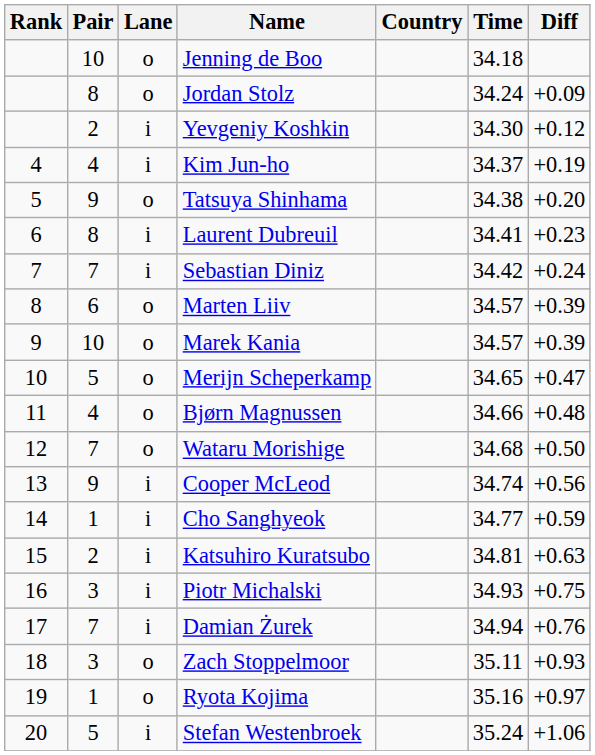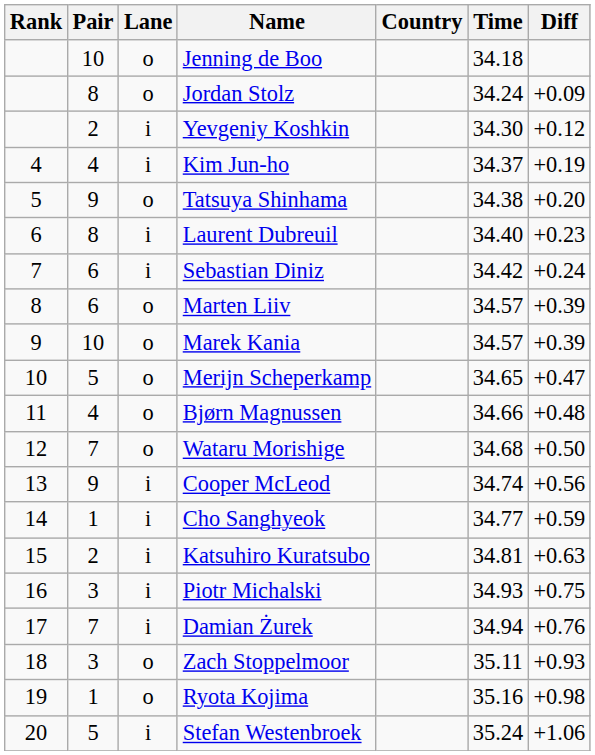(498, 235) 34.41 -> (498, 235) 34.40
(93, 270) 7 -> (93, 270) 6
(559, 697) +0.97 -> (559, 697) +0.98
